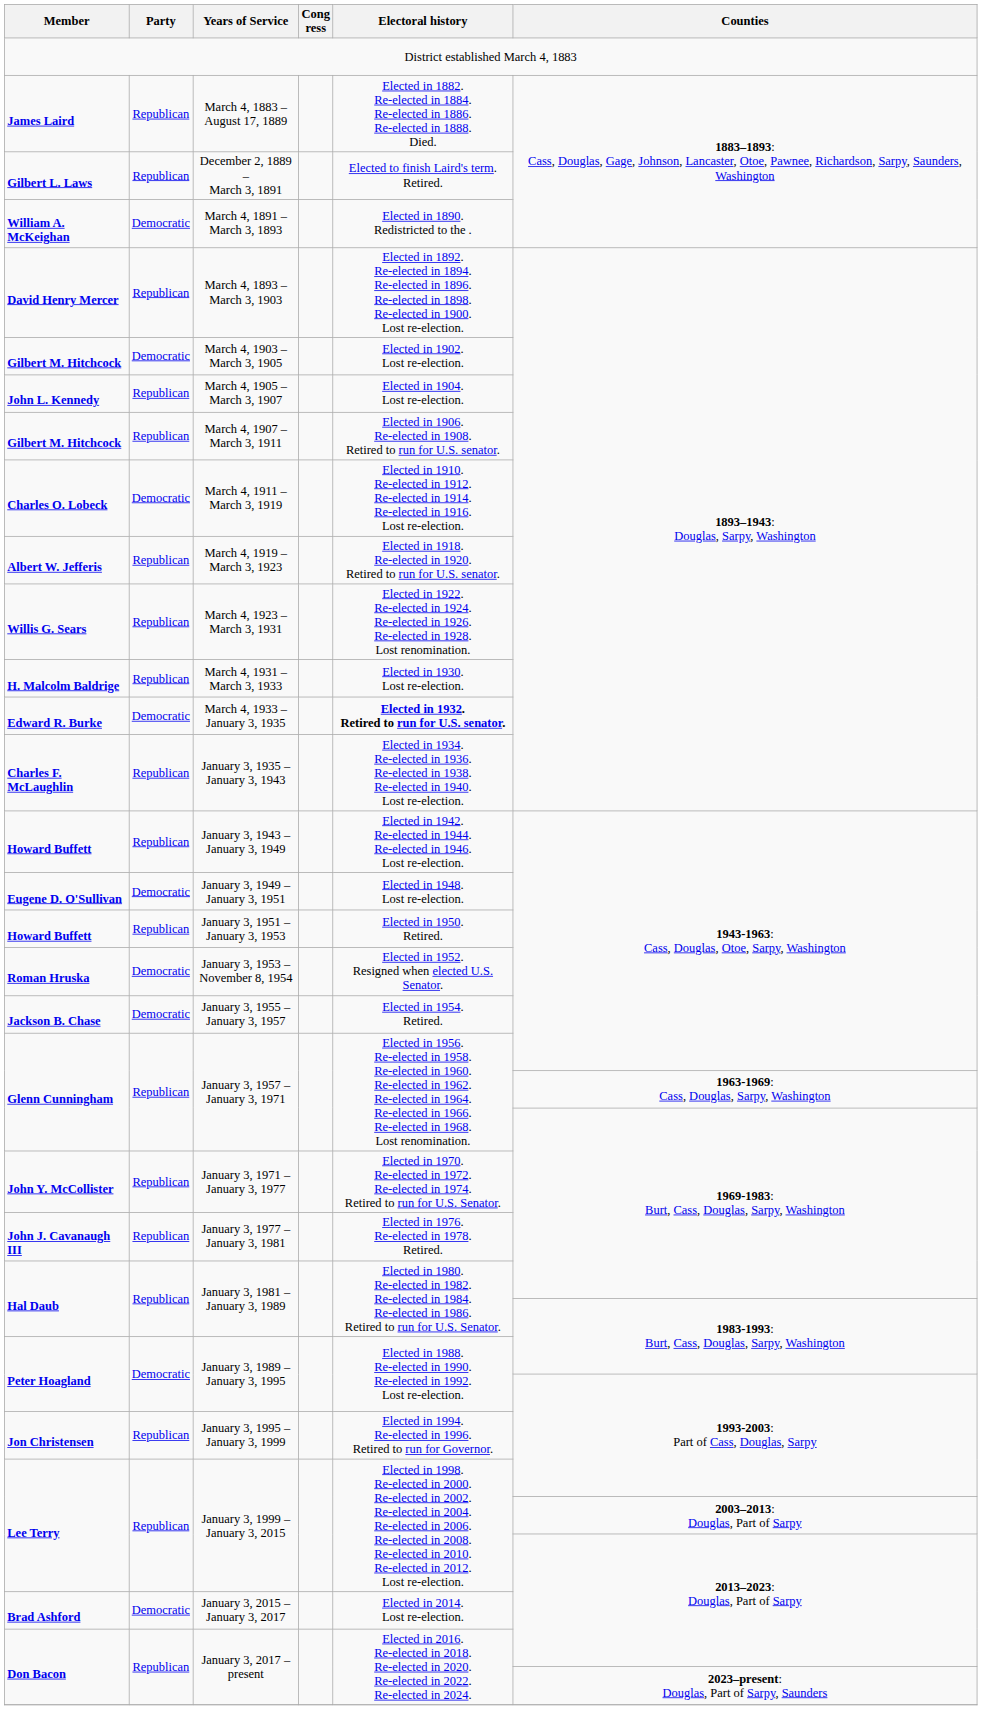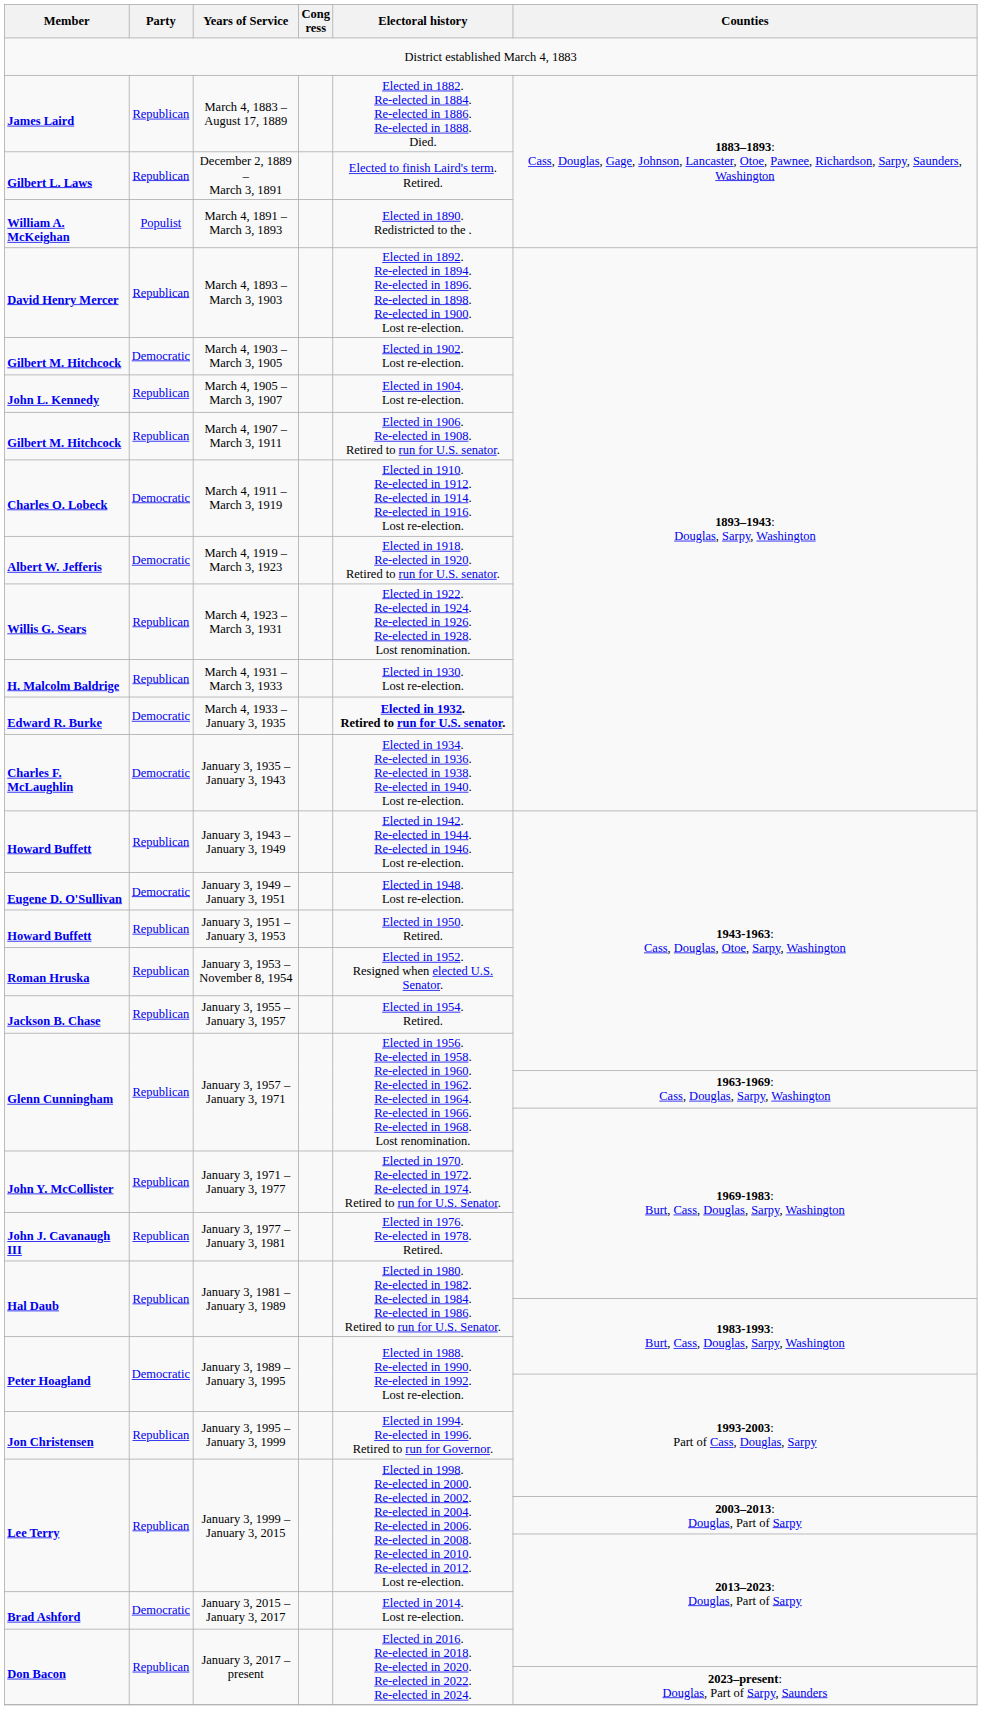(161, 223) Democratic -> (161, 223) Populist
(161, 560) Republican -> (161, 560) Democratic
(161, 772) Republican -> (161, 772) Democratic
(161, 971) Democratic -> (161, 971) Republican
(161, 1014) Democratic -> (161, 1014) Republican
